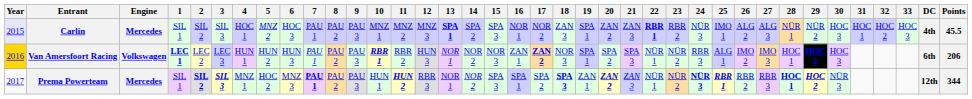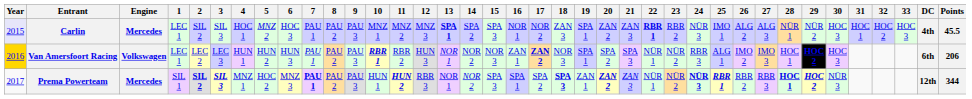(180, 31) SIL 1 -> (179, 31) LEC 1
(180, 56) bold -> (179, 56) normal
